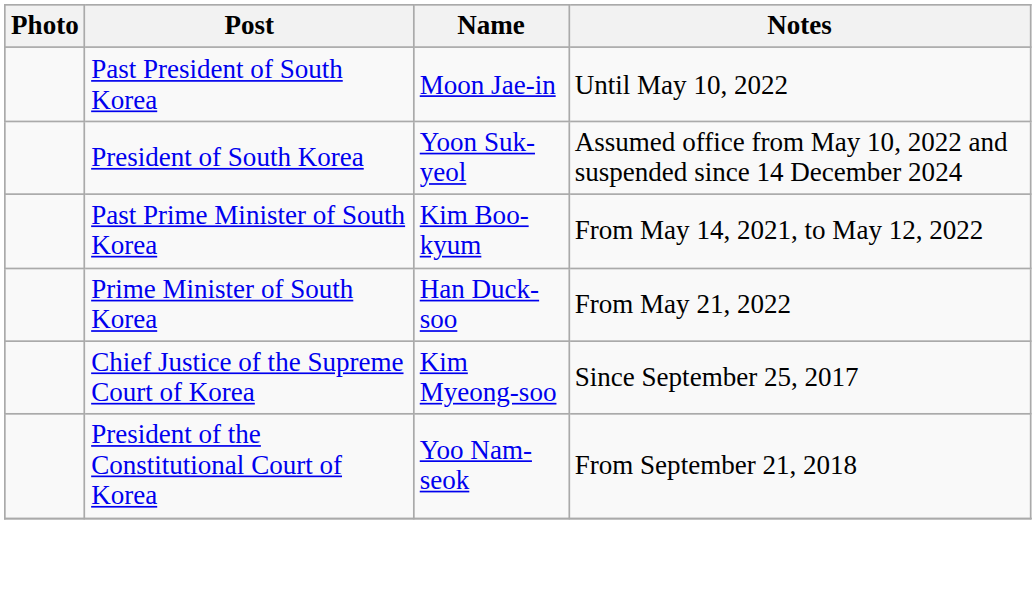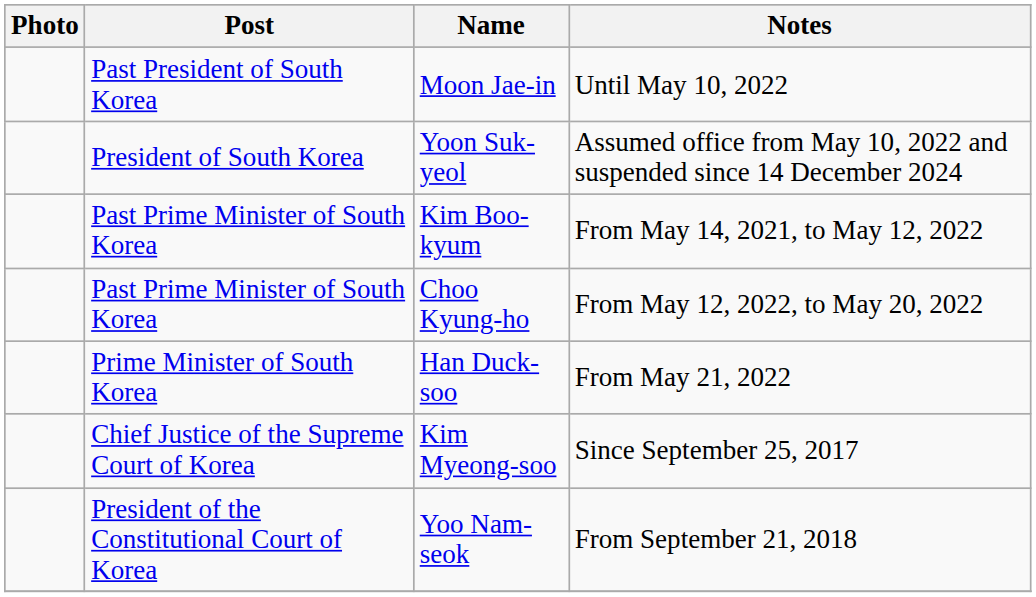+ row: (475, 303)
